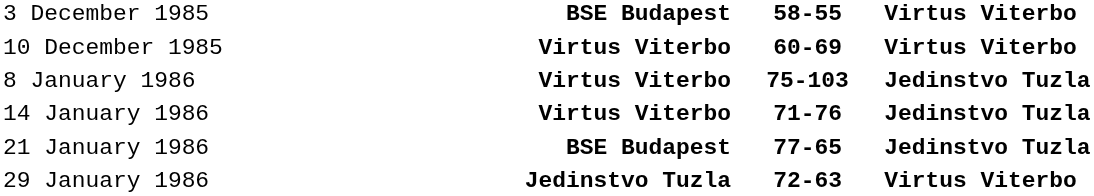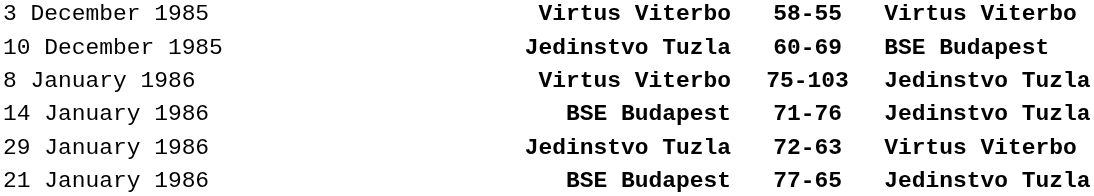(649, 15) BSE Budapest -> (635, 15) Virtus Viterbo
(635, 48) Virtus Viterbo -> (628, 48) Jedinstvo Tuzla
(980, 48) Virtus Viterbo -> (967, 48) BSE Budapest
(635, 114) Virtus Viterbo -> (649, 114) BSE Budapest
rows swapped: (106, 148) <-> (106, 181)
